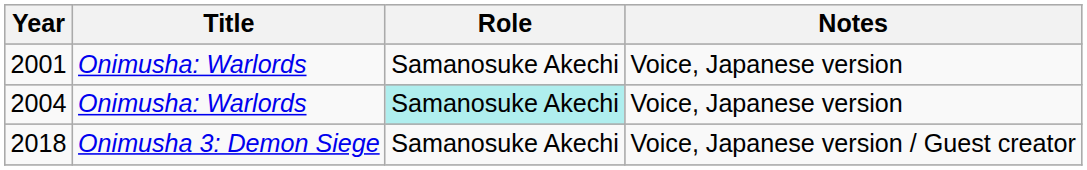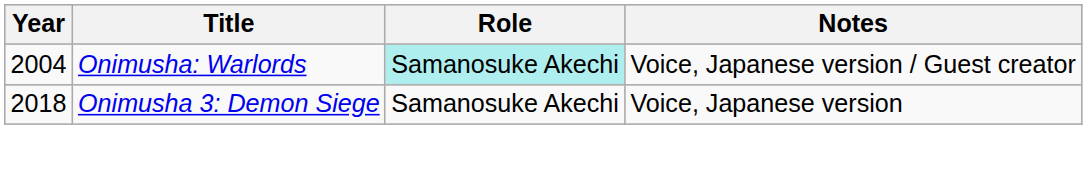- row: (39, 64)
(767, 104) Voice, Japanese version -> (853, 64) Voice, Japanese version / Guest creator
(853, 143) Voice, Japanese version / Guest creator -> (767, 104) Voice, Japanese version
